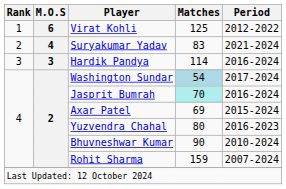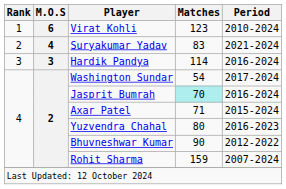(199, 29) 125 -> (199, 29) 123
(252, 29) 2012-2022 -> (252, 29) 2010-2024
(199, 78) lightblue background -> (199, 78) no background
(199, 110) 69 -> (199, 110) 71
(252, 143) 2010-2024 -> (252, 143) 2012-2022
